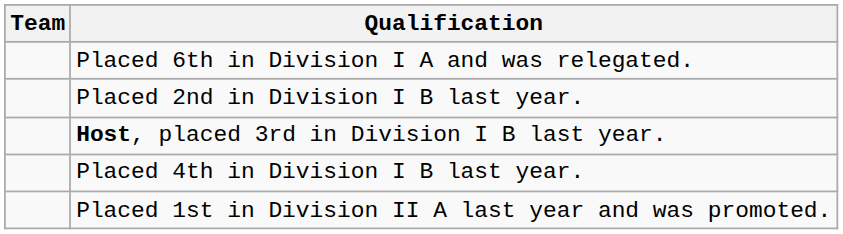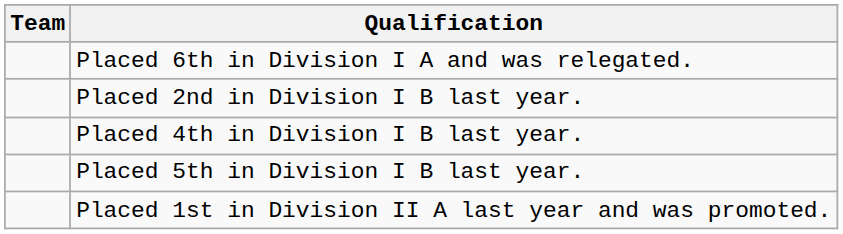- row: (371, 135)
+ row: (330, 173)
